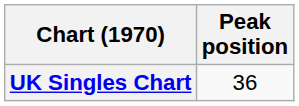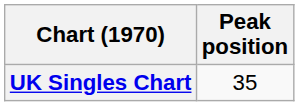(245, 82) 36 -> (245, 82) 35
